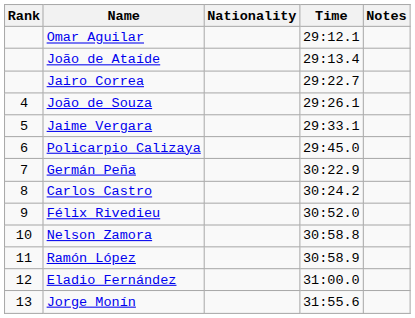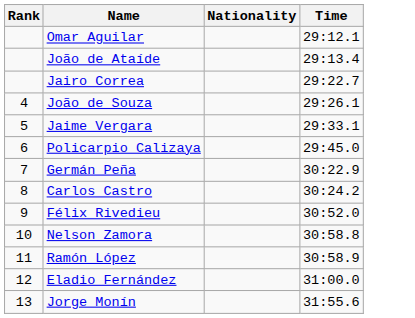- column: (386, 16)
